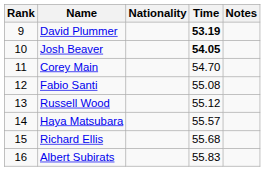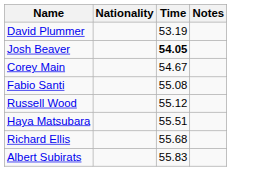- column: (21, 13)
(206, 31) bold -> (173, 31) normal
(206, 67) 54.70 -> (173, 67) 54.67
(206, 121) 55.57 -> (173, 121) 55.51
